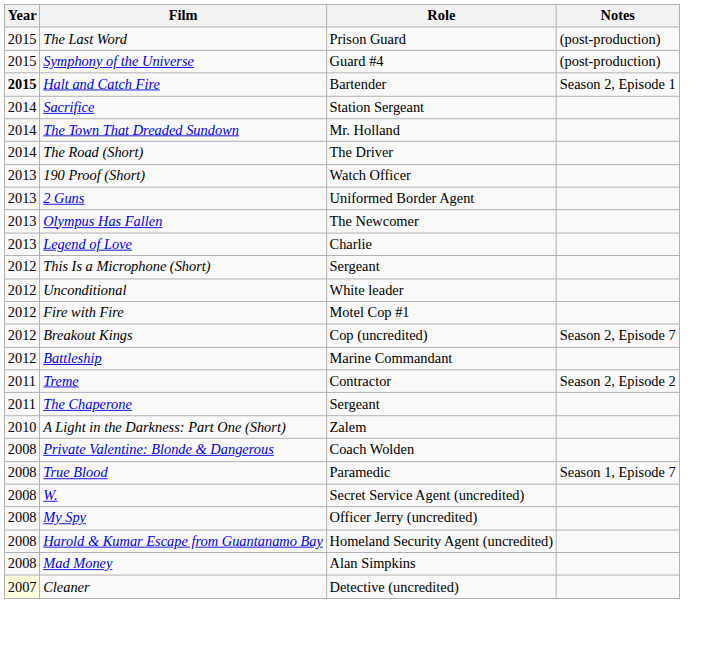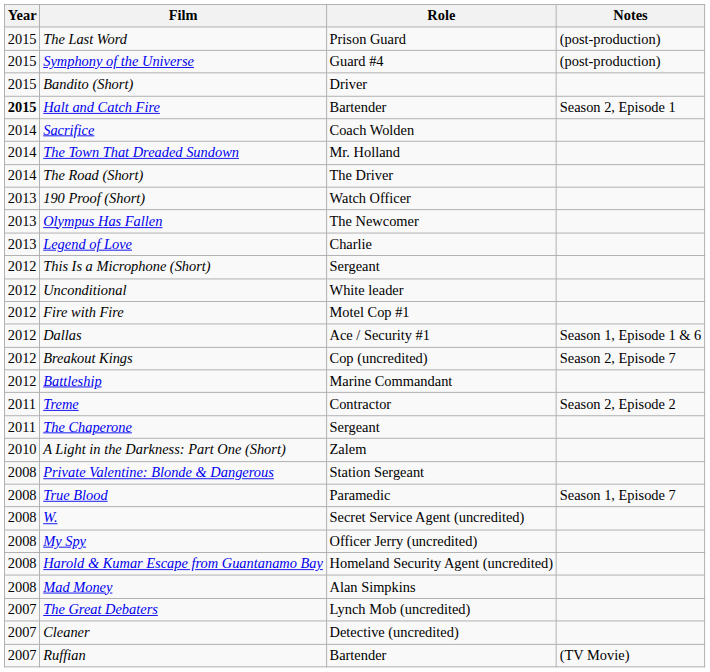+ row: (88, 84)
(377, 107) Station Sergeant -> (372, 130) Coach Wolden
- row: (64, 198)
+ row: (62, 335)
(372, 449) Coach Wolden -> (377, 472) Station Sergeant
+ row: (101, 609)
(22, 586) lightyellow background -> (22, 632) no background
+ row: (64, 655)
